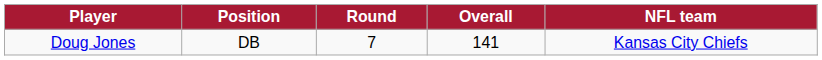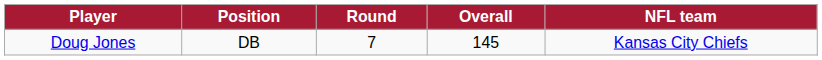(486, 42) 141 -> (486, 42) 145
